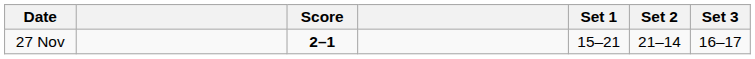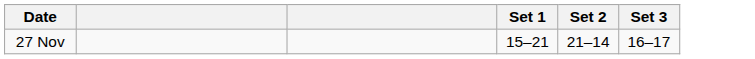- column: (322, 17)
